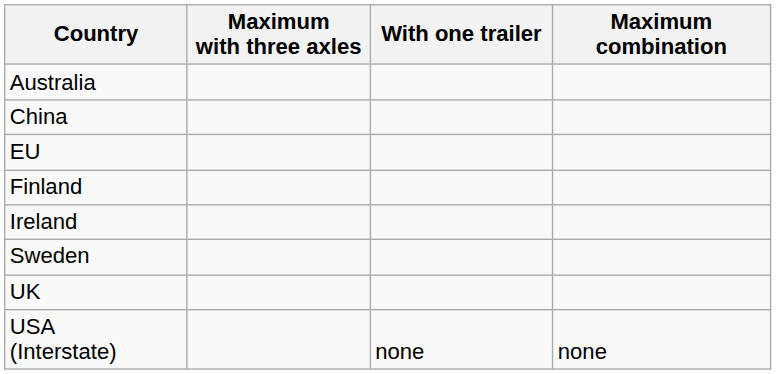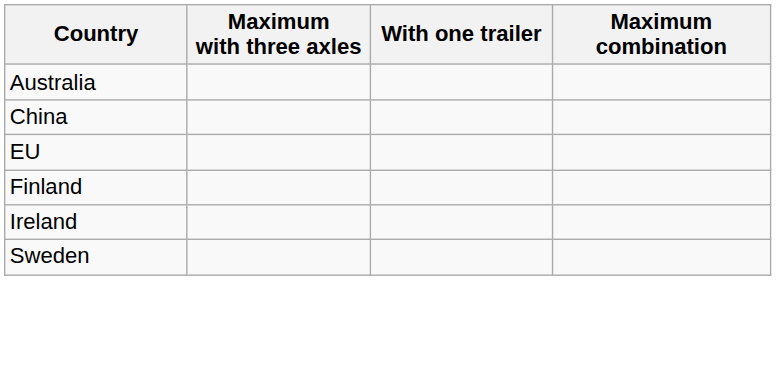- row: (25, 291)
- row: (63, 339)
